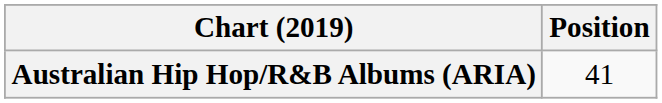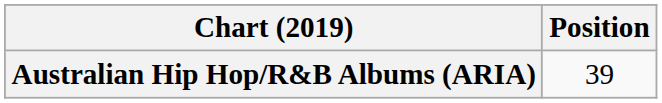(599, 73) 41 -> (599, 73) 39
